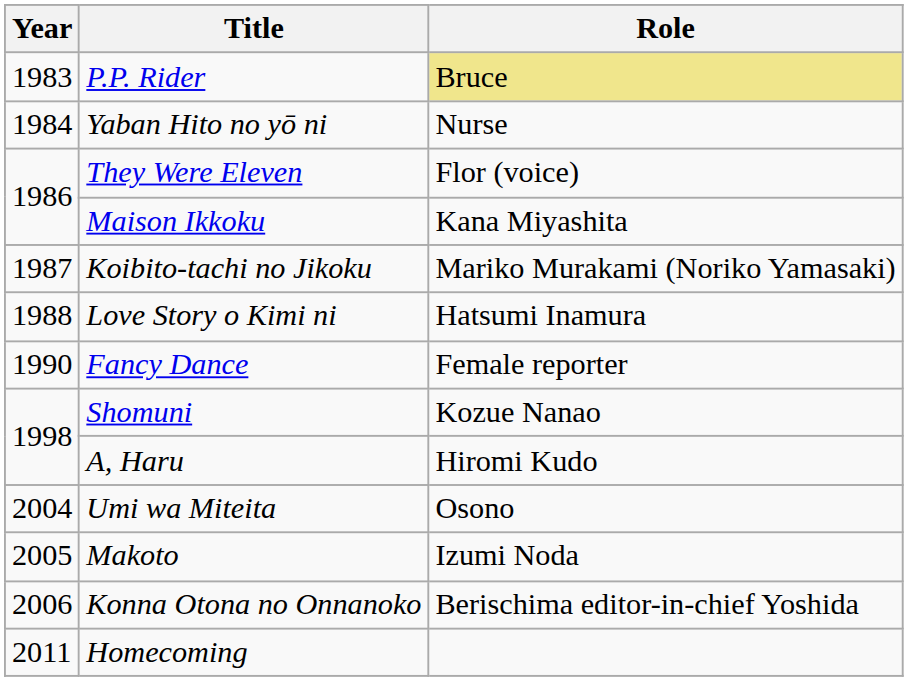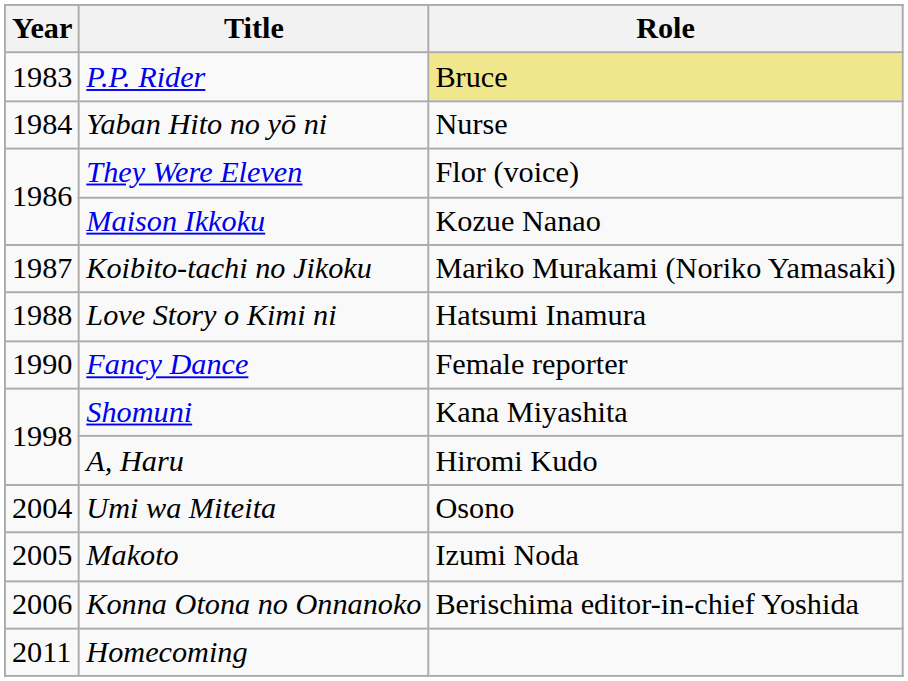(532, 220) Kana Miyashita -> (518, 220) Kozue Nanao
(518, 412) Kozue Nanao -> (532, 412) Kana Miyashita
